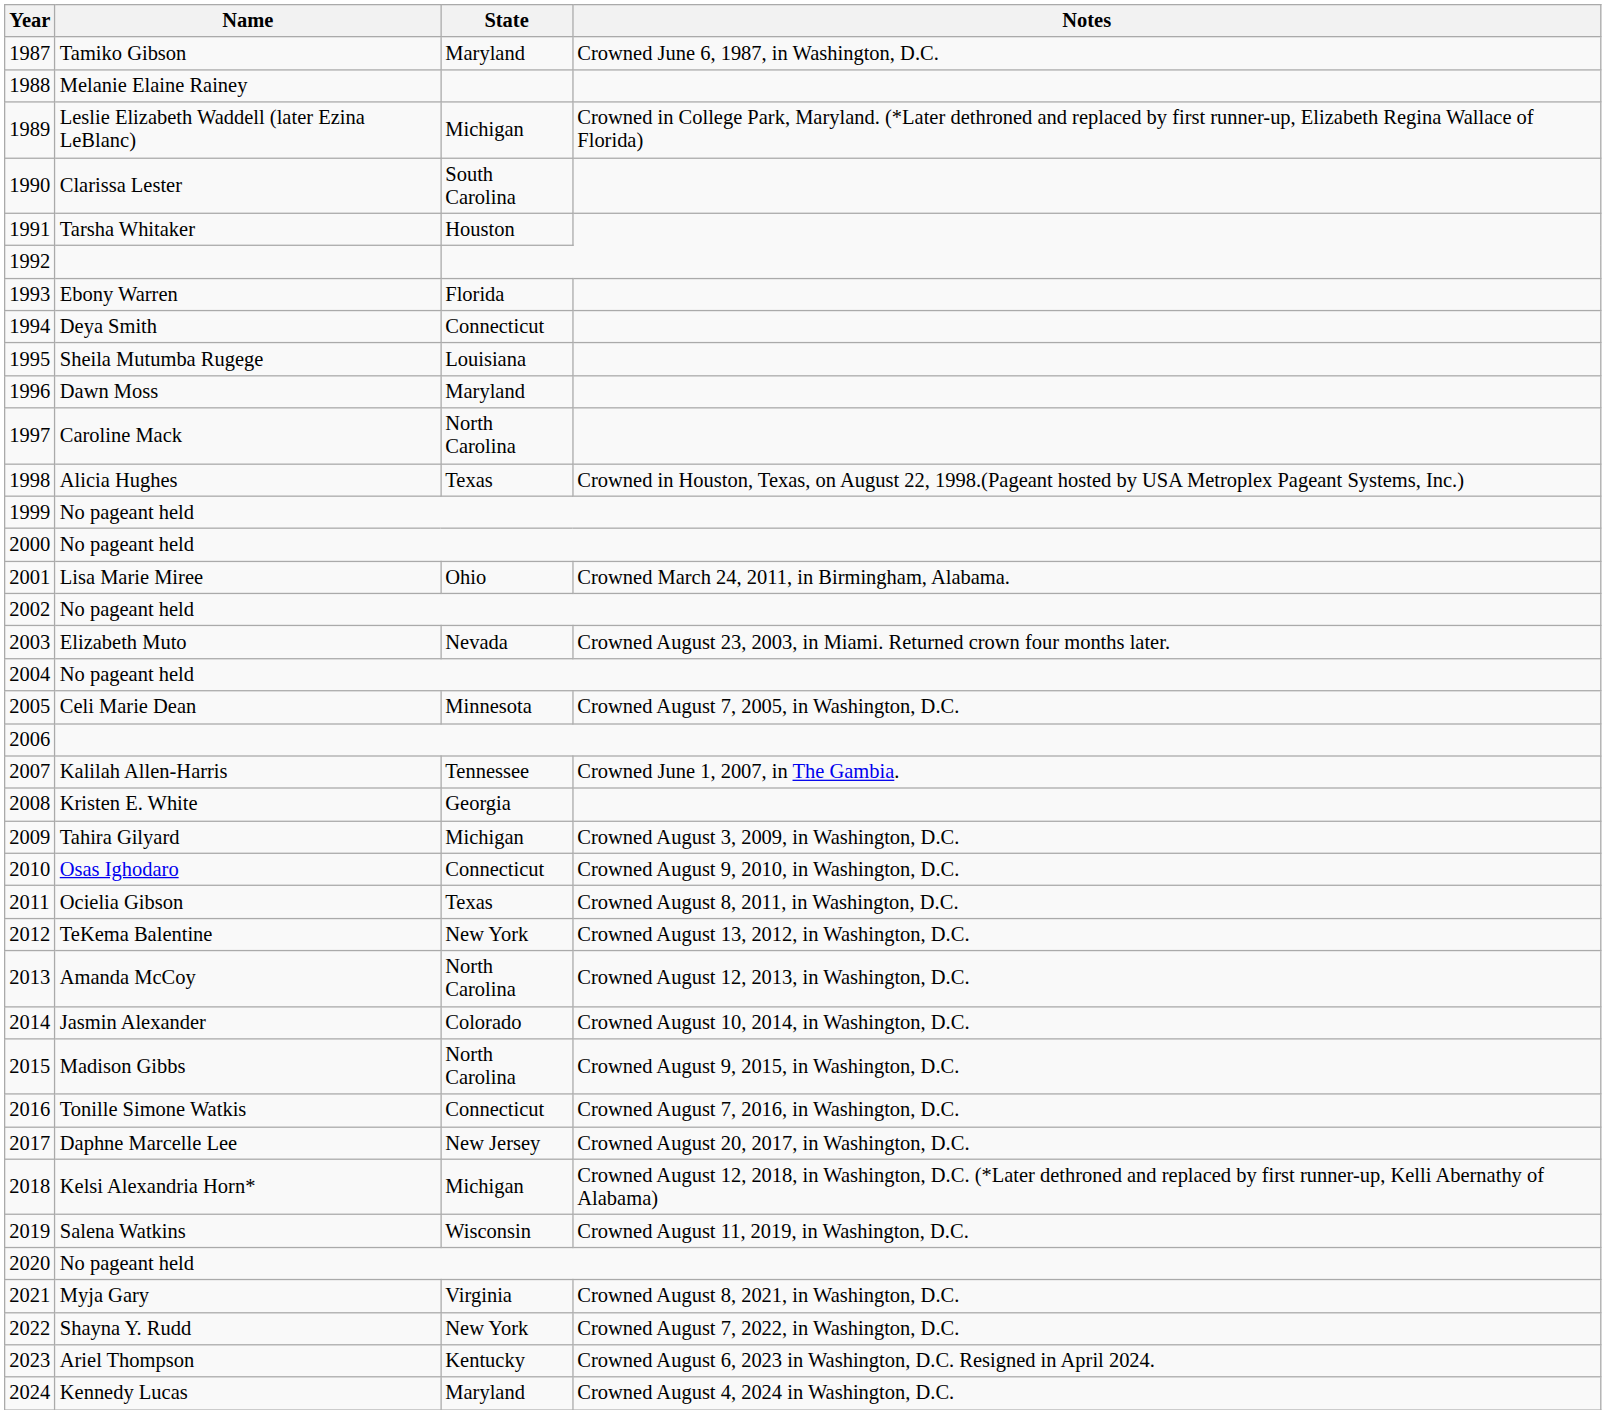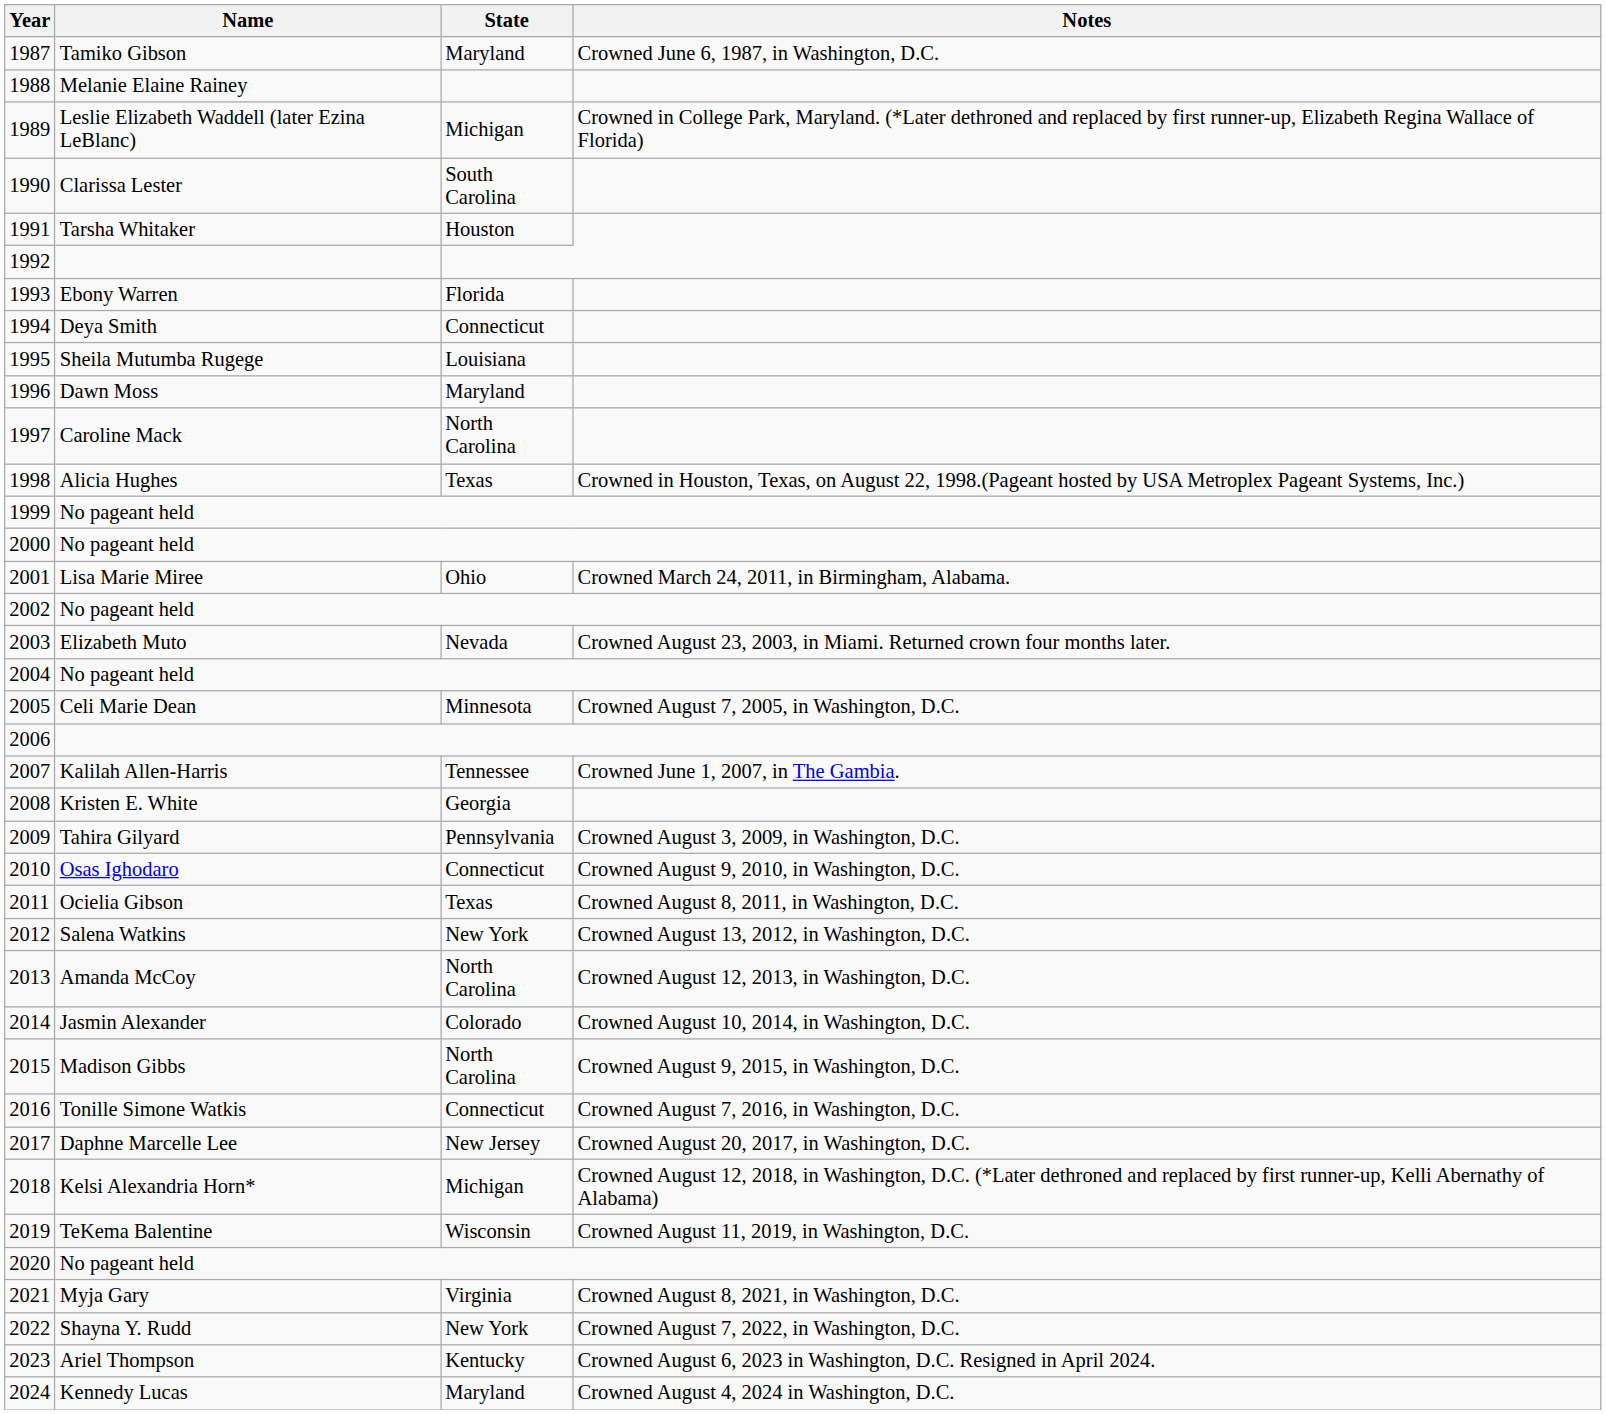(485, 836) Michigan -> (500, 836) Pennsylvania
(136, 934) TeKema Balentine -> (123, 934) Salena Watkins
(123, 1230) Salena Watkins -> (136, 1230) TeKema Balentine
